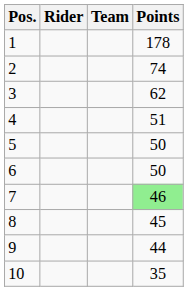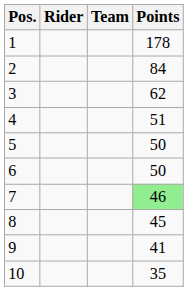(158, 68) 74 -> (158, 68) 84
(158, 247) 44 -> (158, 247) 41
